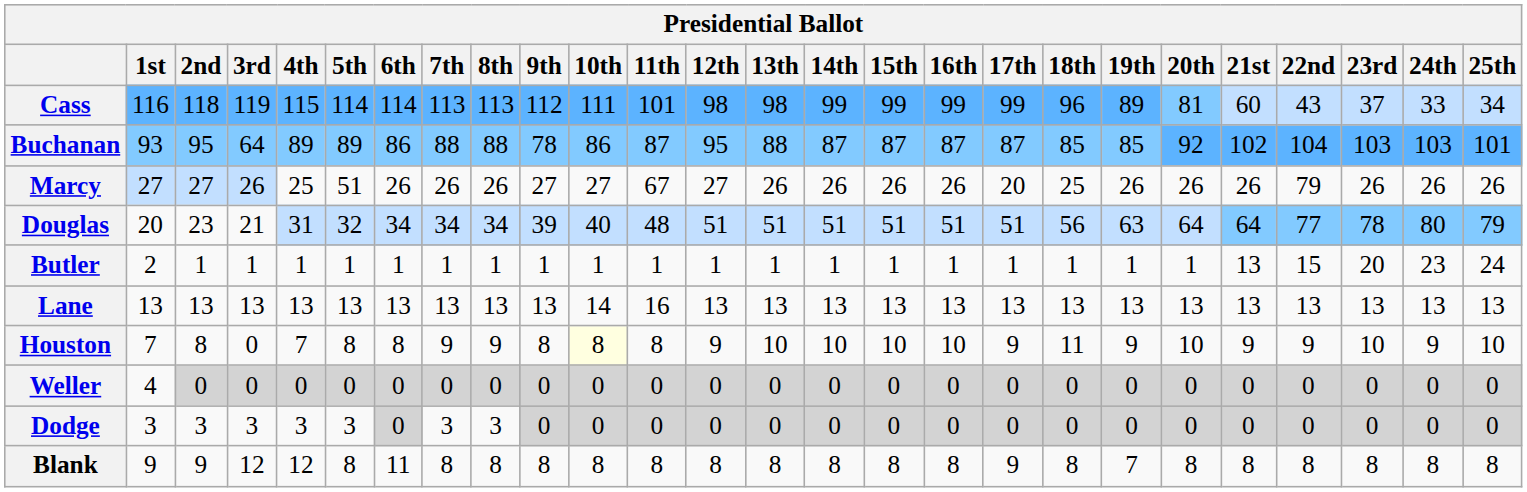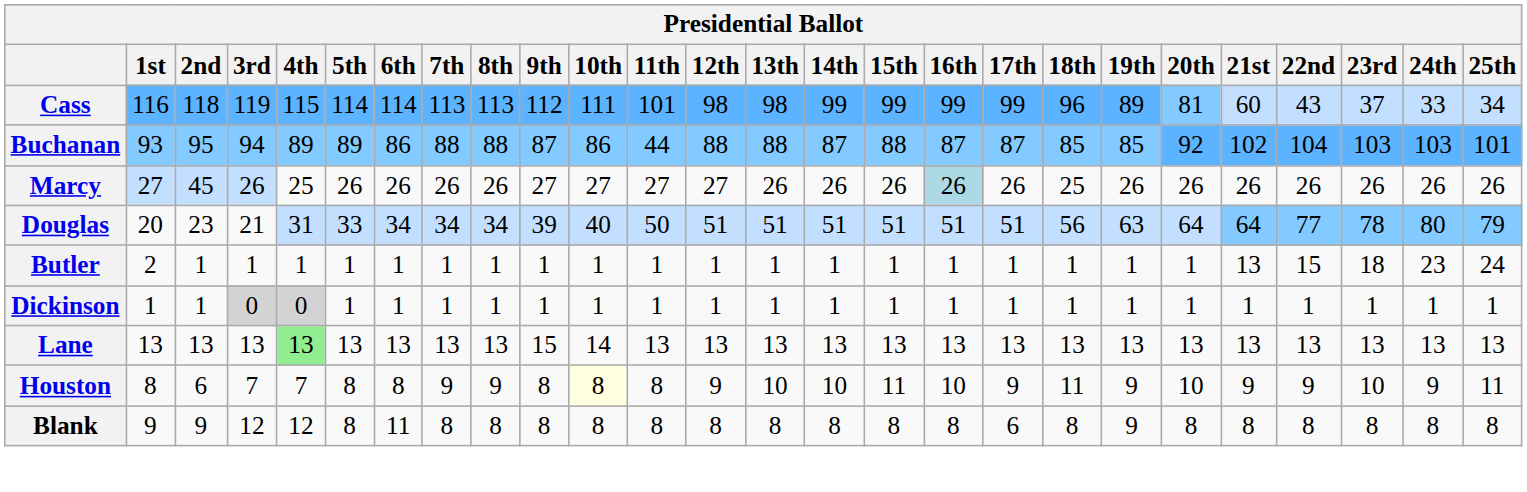(252, 144) 64 -> (252, 144) 94
(544, 144) 78 -> (544, 144) 87
(657, 144) 87 -> (657, 144) 44
(716, 144) 95 -> (716, 144) 88
(894, 144) 87 -> (894, 144) 88
(201, 184) 27 -> (201, 184) 45
(350, 184) 51 -> (350, 184) 26
(657, 184) 67 -> (657, 184) 27
(953, 184) no background -> (953, 184) lightblue background
(1013, 184) 20 -> (1013, 184) 26
(1308, 184) 79 -> (1308, 184) 26
(350, 225) 32 -> (350, 225) 33
(657, 225) 48 -> (657, 225) 50
(1372, 265) 20 -> (1372, 265) 18
+ row: (65, 305)
(301, 305) no background -> (301, 345) lightgreen background
(544, 305) 13 -> (544, 345) 15
(657, 305) 16 -> (657, 345) 13
(150, 345) 7 -> (150, 385) 8
(201, 345) 8 -> (201, 385) 6
(252, 345) 0 -> (252, 385) 7
(894, 345) 10 -> (894, 385) 11
(1492, 345) 10 -> (1492, 385) 11
- row: (65, 385)
- row: (65, 425)
(1013, 465) 9 -> (1013, 425) 6
(1132, 465) 7 -> (1132, 425) 9
